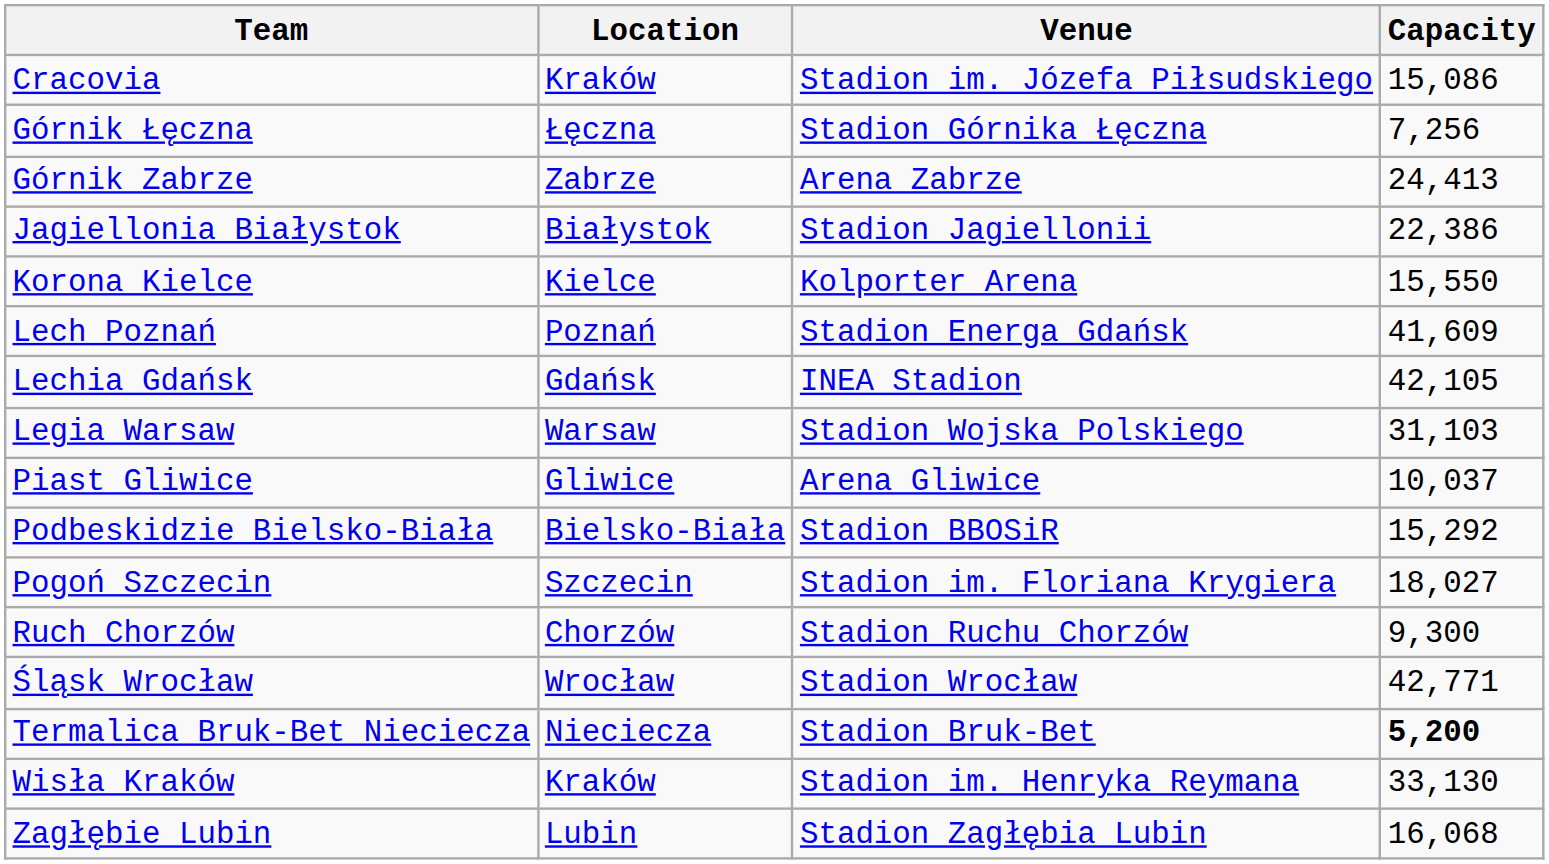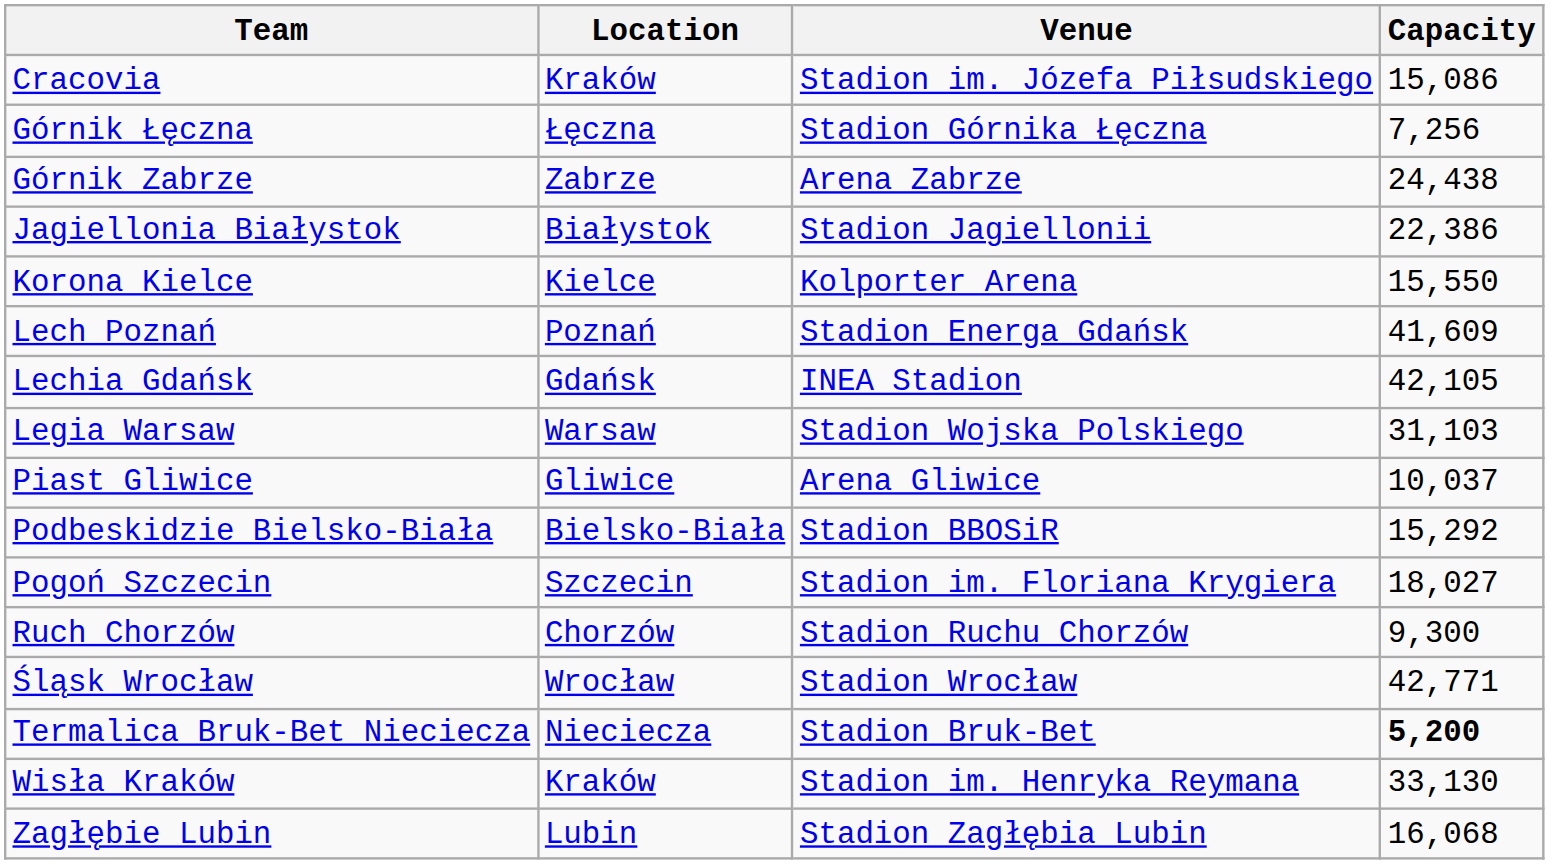(1443, 181) 24,413 -> (1443, 181) 24,438
